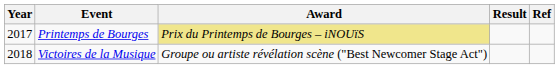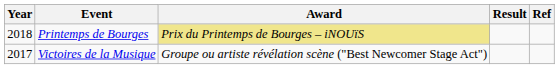(20, 34) 2017 -> (20, 34) 2018
(20, 53) 2018 -> (20, 53) 2017
